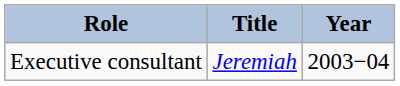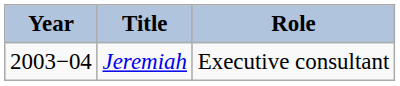columns swapped: (348, 23) <-> (106, 23)
